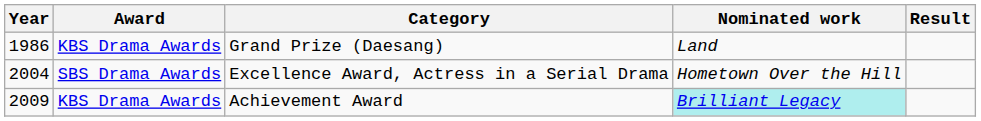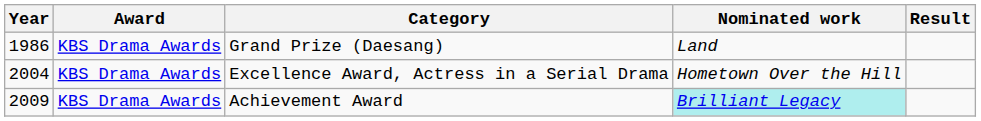(139, 74) SBS Drama Awards -> (139, 74) KBS Drama Awards
